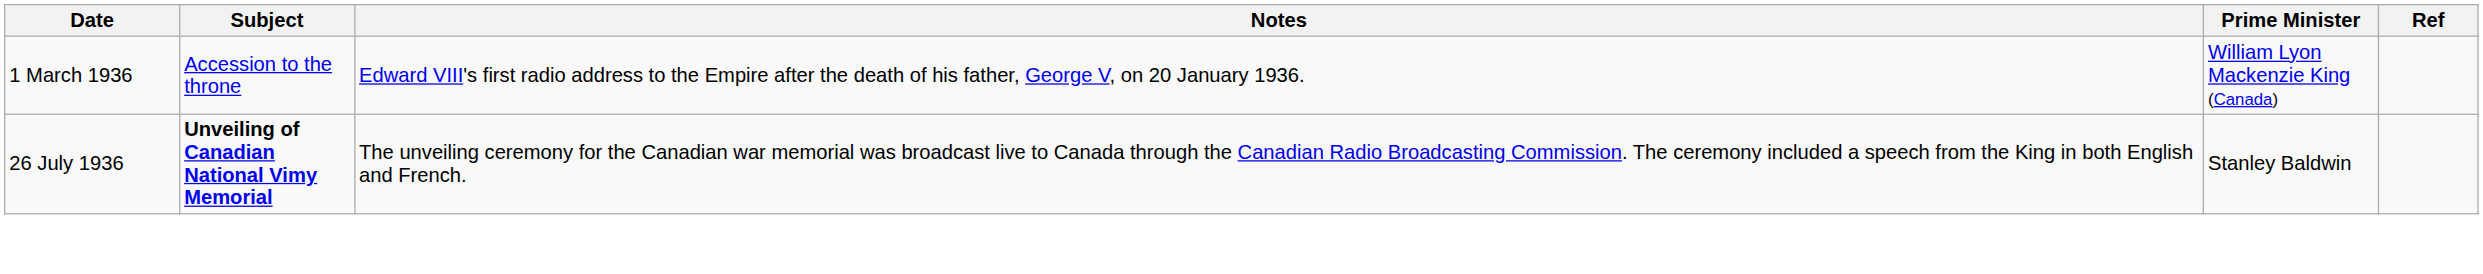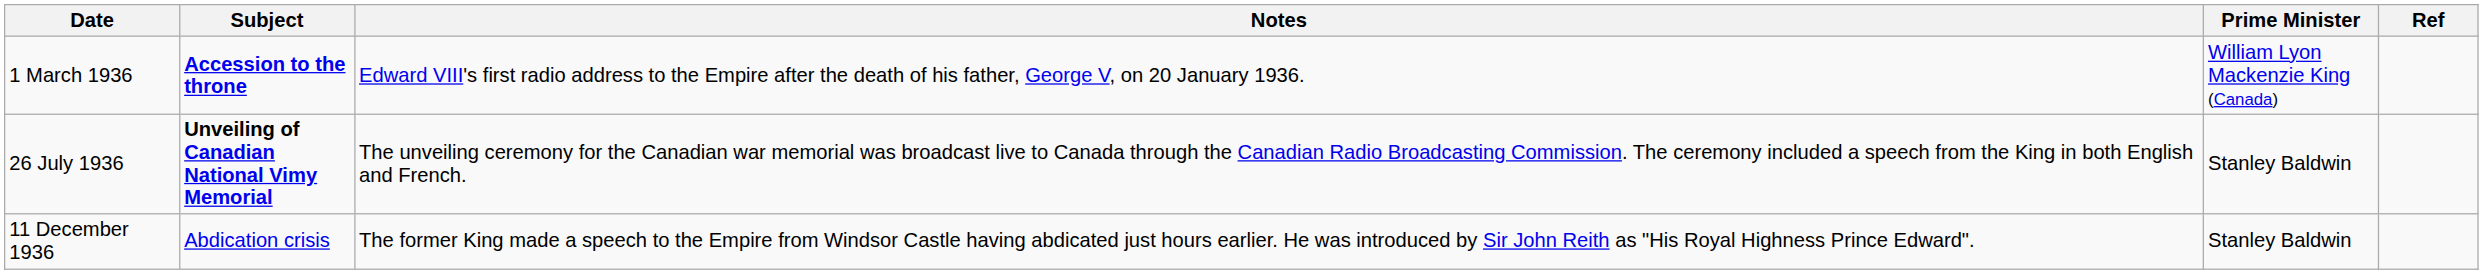(258, 75) normal -> (265, 75) bold
+ row: (69, 241)
